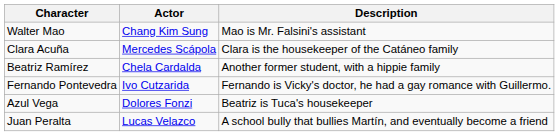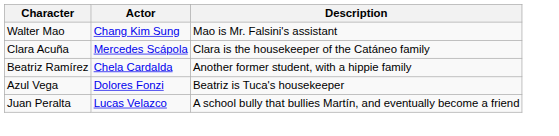- row: (62, 85)
